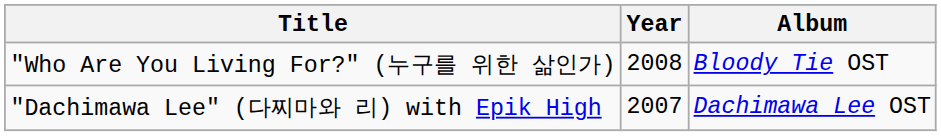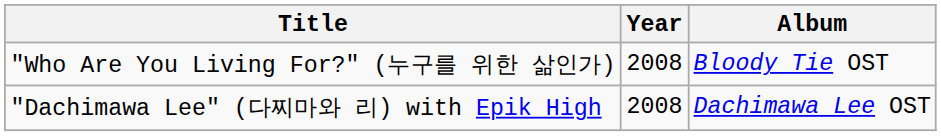(655, 108) 2007 -> (655, 108) 2008
